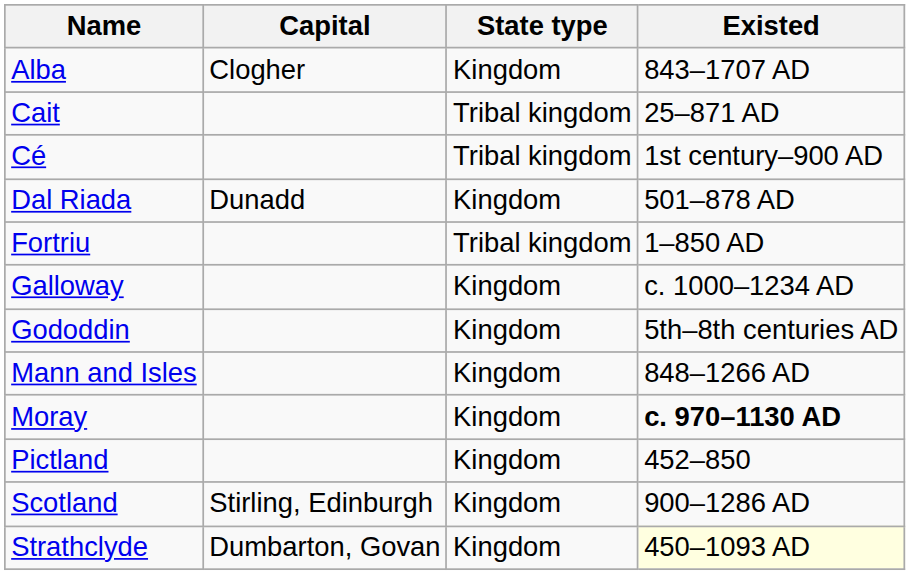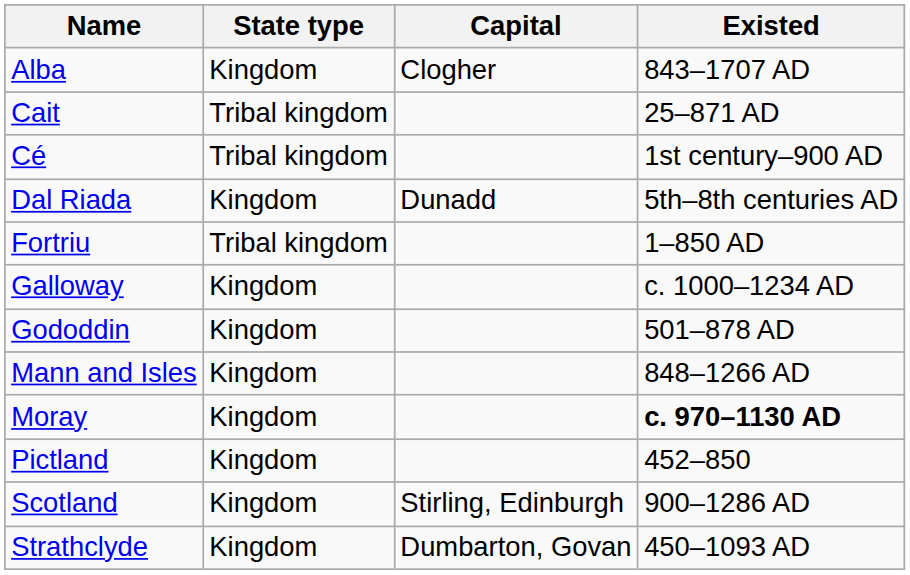columns swapped: (325, 26) <-> (542, 26)
(719, 199) 501–878 AD -> (771, 199) 5th–8th centuries AD
(771, 329) 5th–8th centuries AD -> (719, 329) 501–878 AD
(727, 546) lightyellow background -> (727, 546) no background
